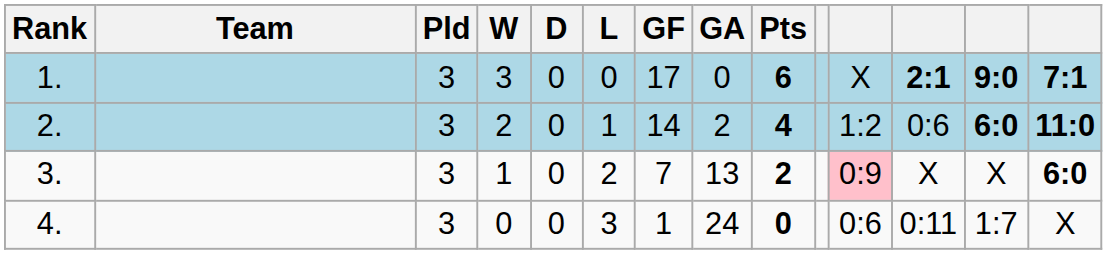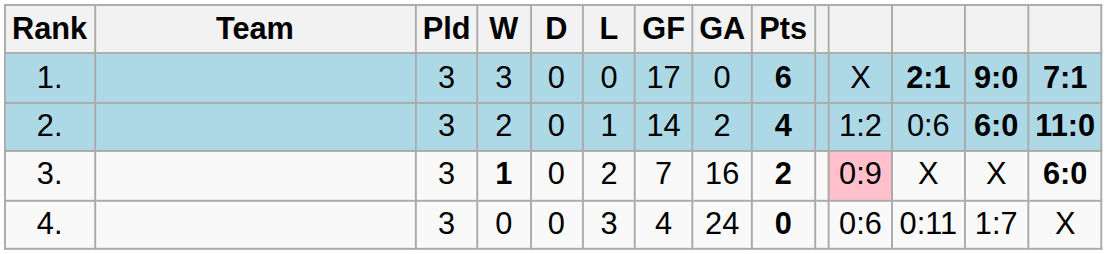(504, 175) normal -> (504, 175) bold
(722, 175) 13 -> (722, 175) 16
(664, 223) 1 -> (664, 223) 4
